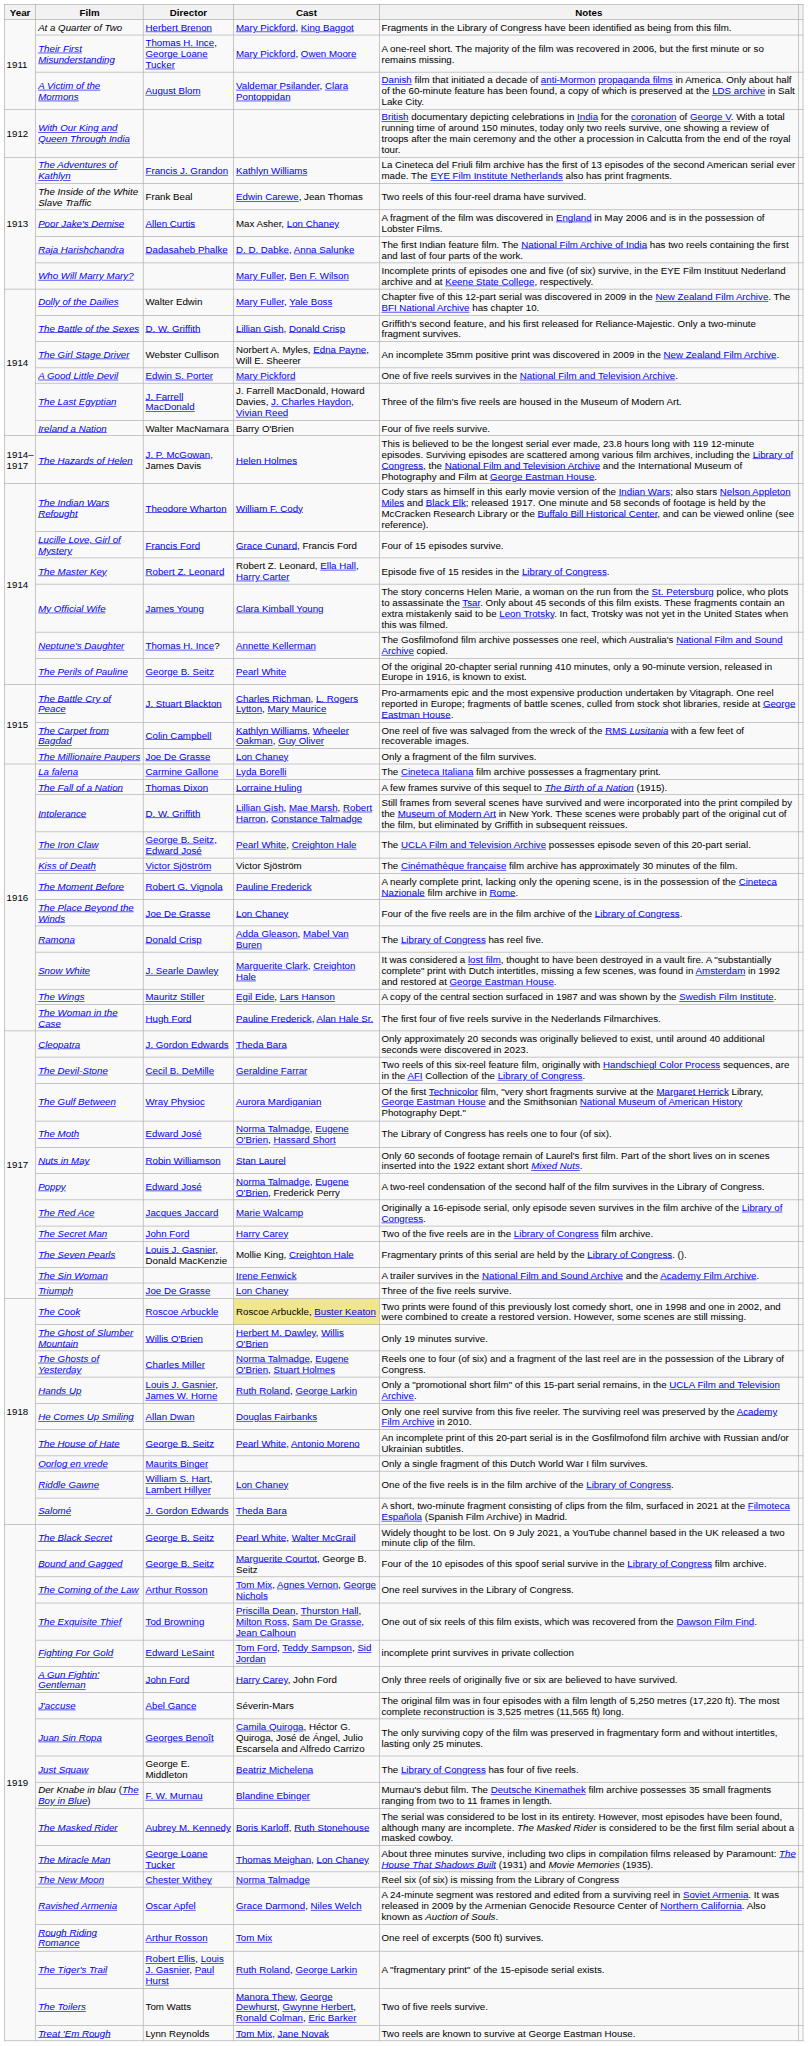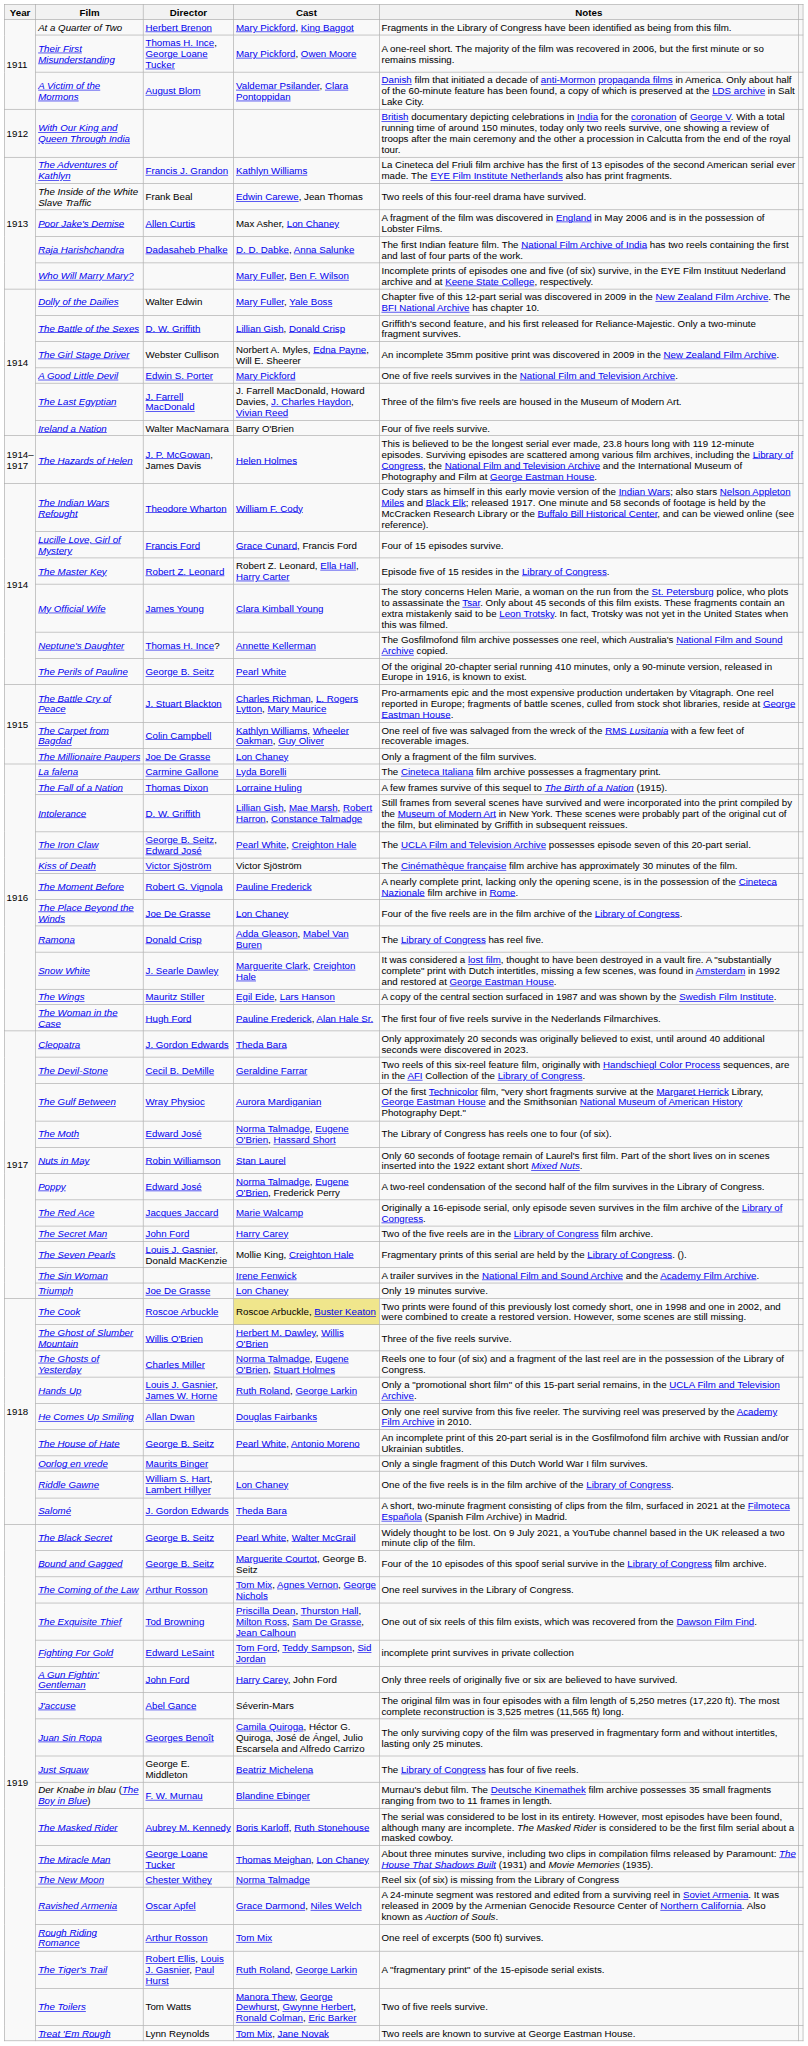(447, 1291) Three of the five reels survive. -> (435, 1291) Only 19 minutes survive.
(435, 1338) Only 19 minutes survive. -> (447, 1338) Three of the five reels survive.
